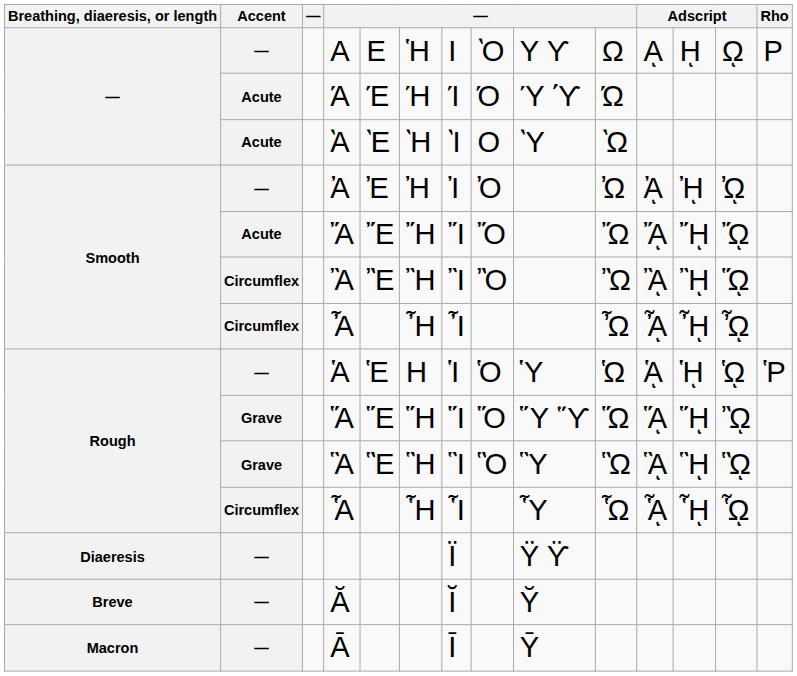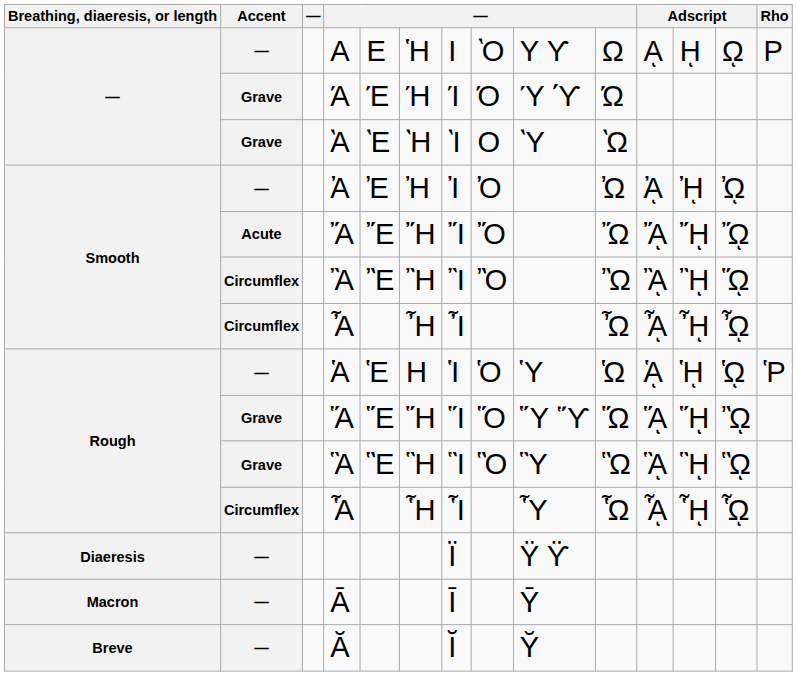(261, 96) Acute -> (261, 96) Grave
(261, 142) Acute -> (261, 142) Grave
rows swapped: (340, 647) <-> (340, 601)
